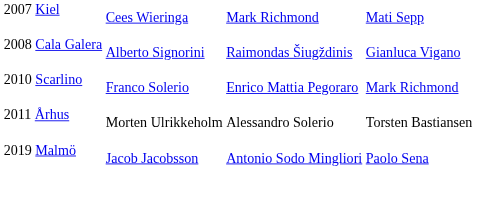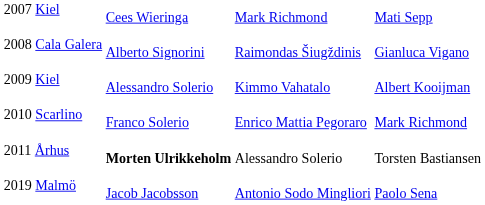+ row: (32, 79)
(164, 123) normal -> (168, 158) bold
